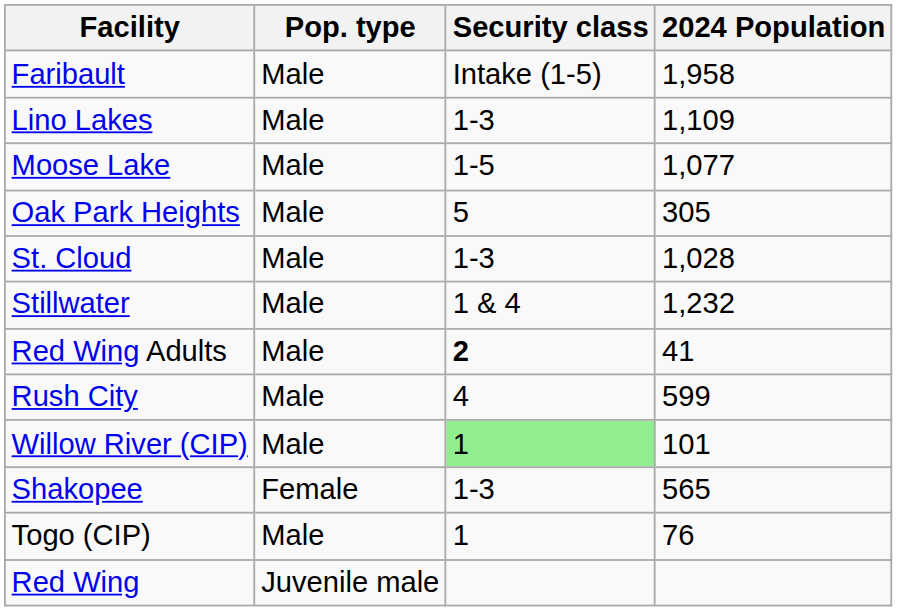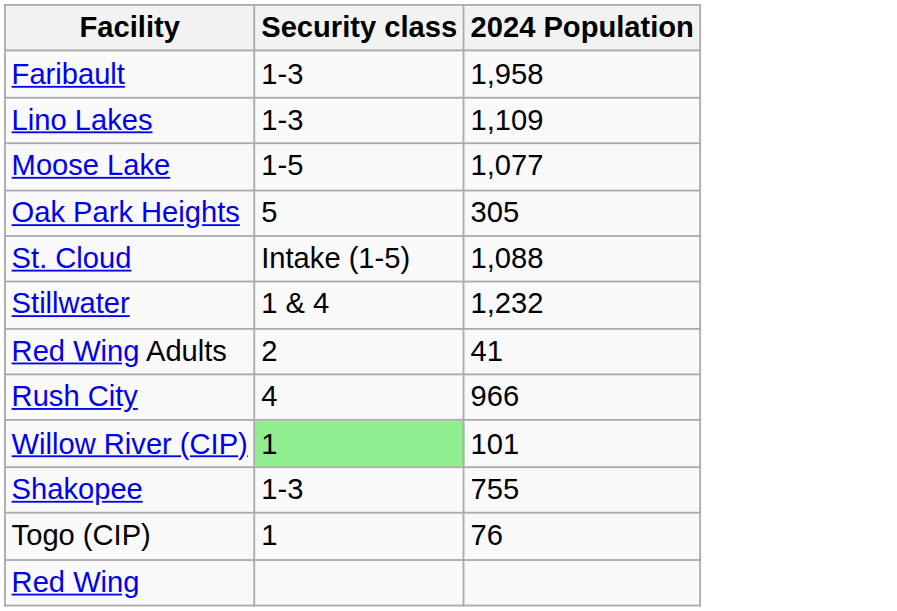- column: (350, 27)
(527, 73) Intake (1-5) -> (282, 73) 1-3
(474, 258) 1-3 -> (336, 258) Intake (1-5)
(698, 258) 1,028 -> (507, 258) 1,088
(461, 350) bold -> (269, 350) normal
(686, 397) 599 -> (495, 397) 966
(686, 489) 565 -> (495, 489) 755
